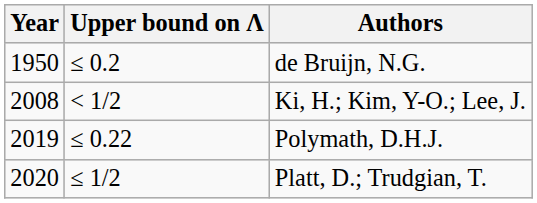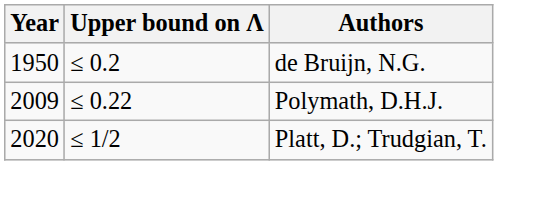- row: (400, 100)
(35, 139) 2019 -> (35, 100) 2009
